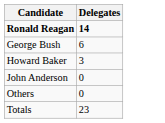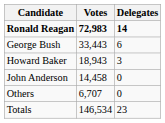+ column: (95, 12)
